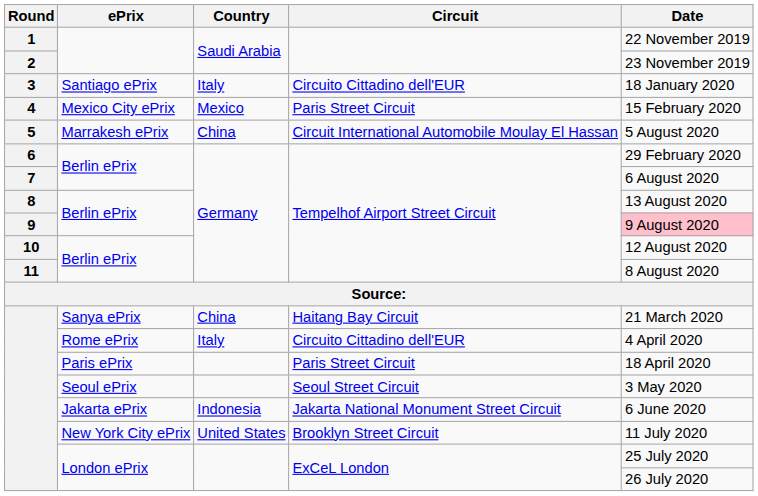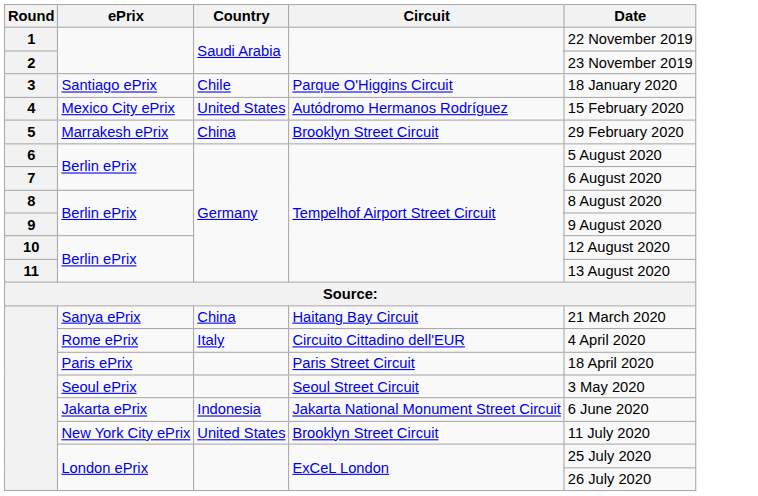(211, 85) Italy -> (214, 85) Chile
(379, 85) Circuito Cittadino dell'EUR -> (373, 85) Parque O'Higgins Circuit
(221, 108) Mexico -> (241, 108) United States
(354, 108) Paris Street Circuit -> (400, 108) Autódromo Hermanos Rodríguez
(455, 131) Circuit International Automobile Moulay El Hassan -> (365, 131) Brooklyn Street Circuit
(672, 131) 5 August 2020 -> (626, 131) 29 February 2020
(683, 155) 29 February 2020 -> (615, 155) 5 August 2020
(676, 201) 13 August 2020 -> (615, 201) 8 August 2020
(672, 224) pink background -> (615, 224) no background
(672, 270) 8 August 2020 -> (619, 270) 13 August 2020
